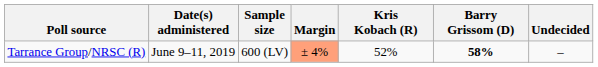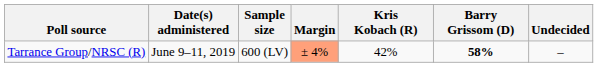(386, 51) 52% -> (386, 51) 42%
